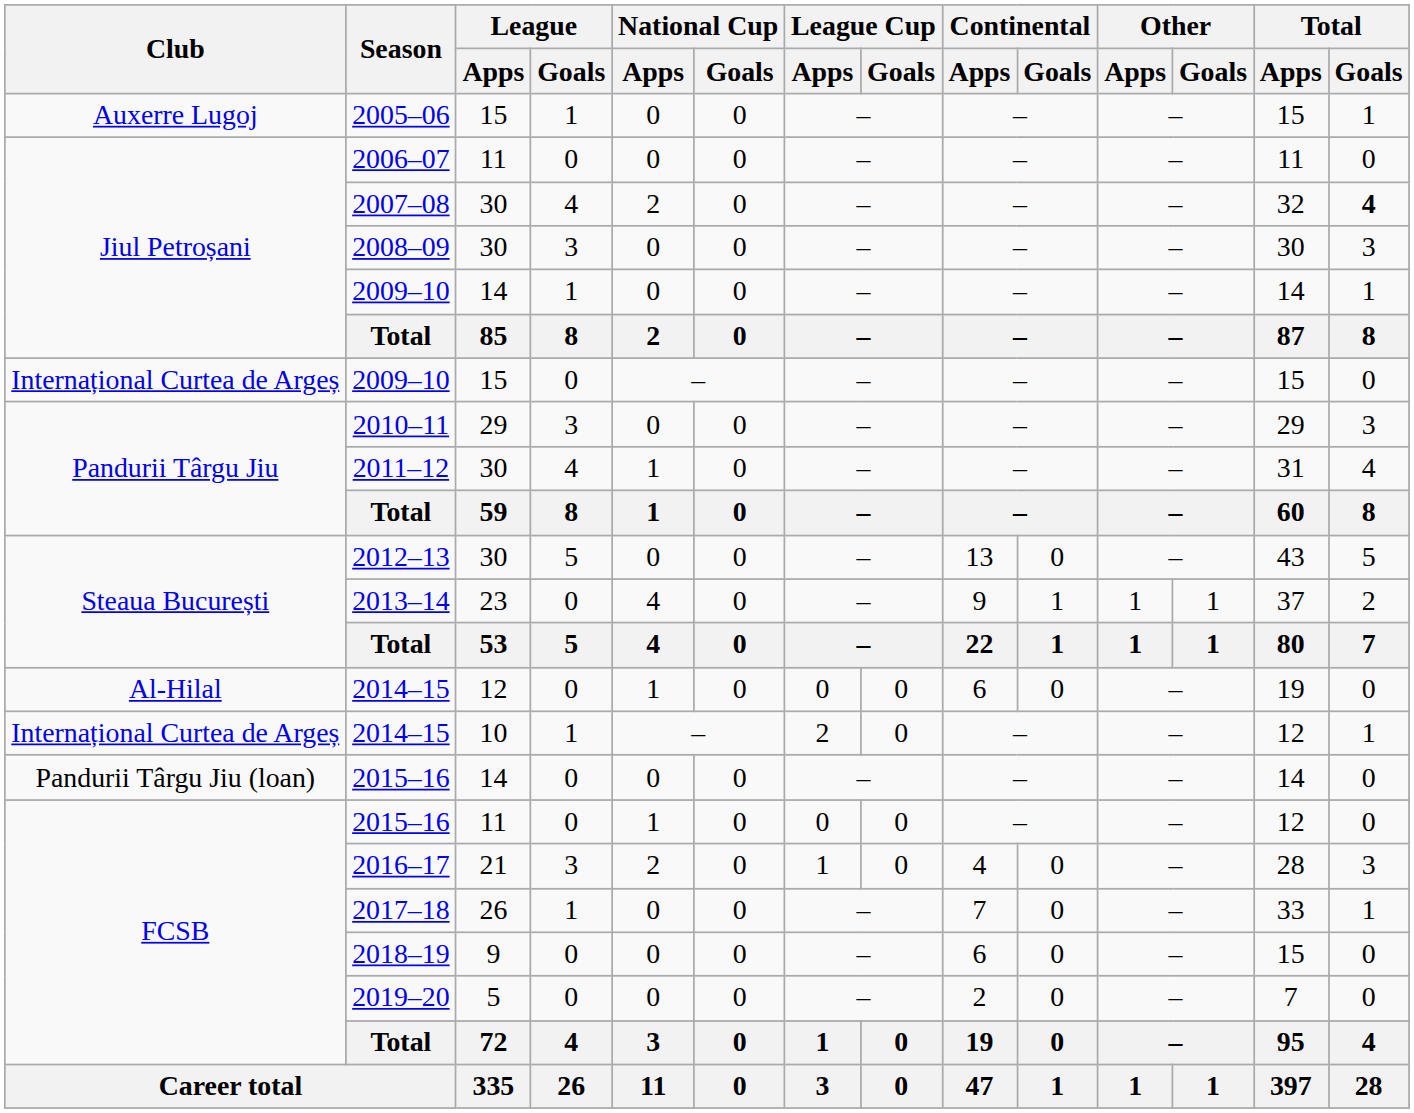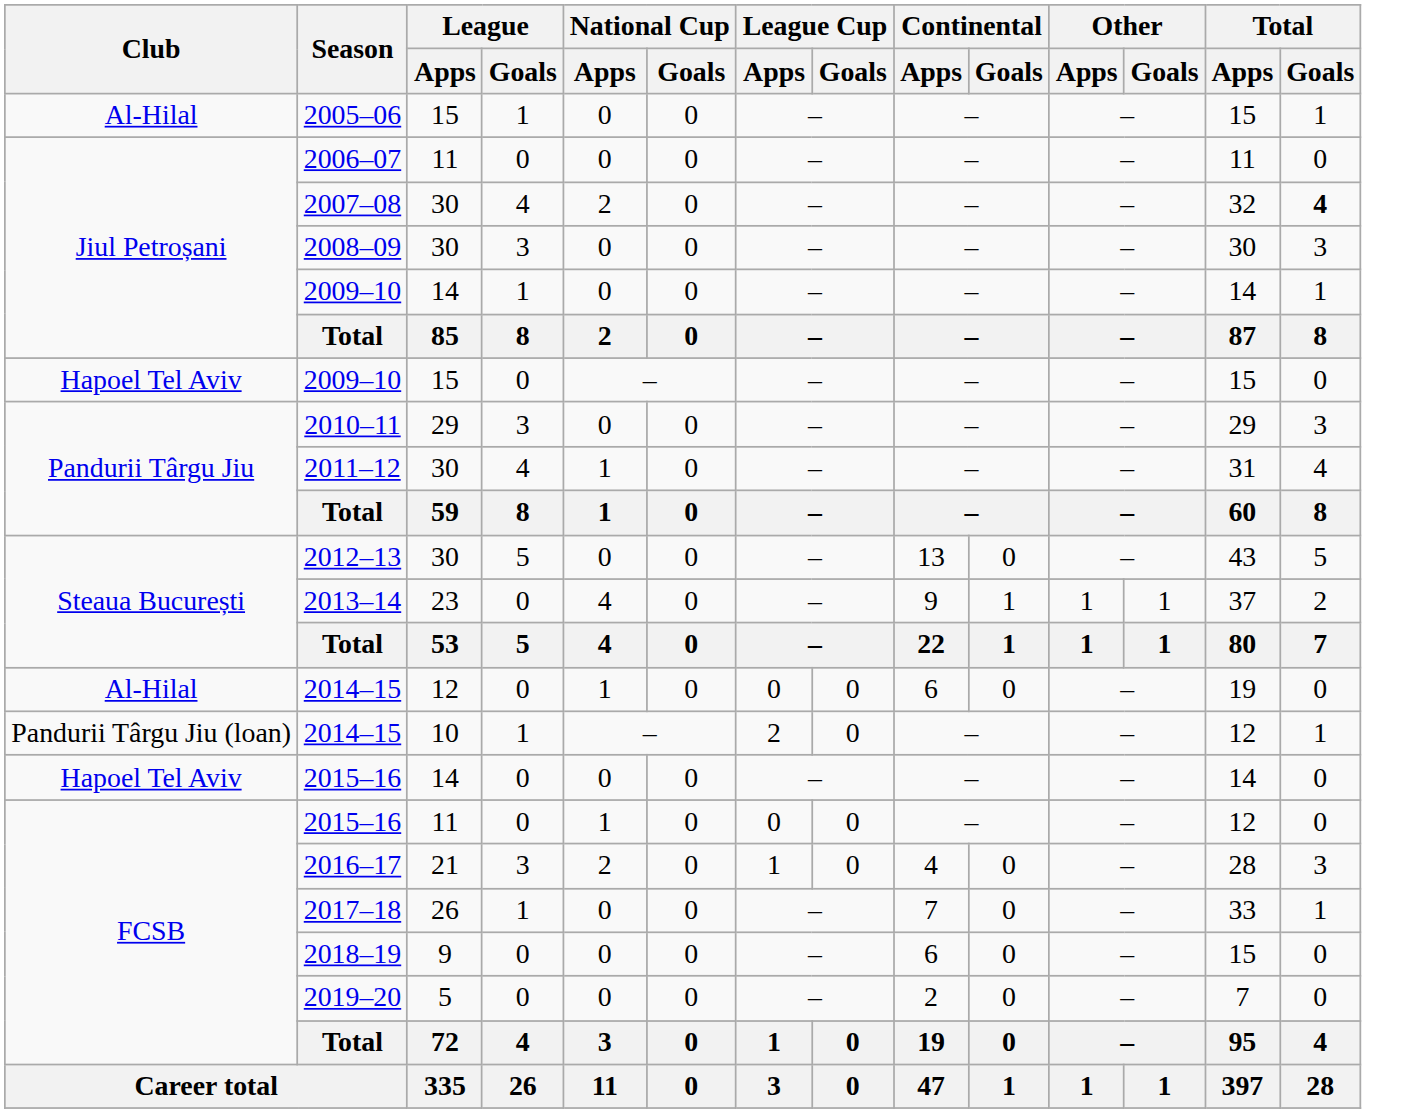(175, 114) Auxerre Lugoj -> (151, 114) Al-Hilal
(175, 379) Internațional Curtea de Argeș -> (151, 379) Hapoel Tel Aviv
(175, 733) Internațional Curtea de Argeș -> (151, 733) Pandurii Târgu Jiu (loan)
(175, 777) Pandurii Târgu Jiu (loan) -> (151, 777) Hapoel Tel Aviv
